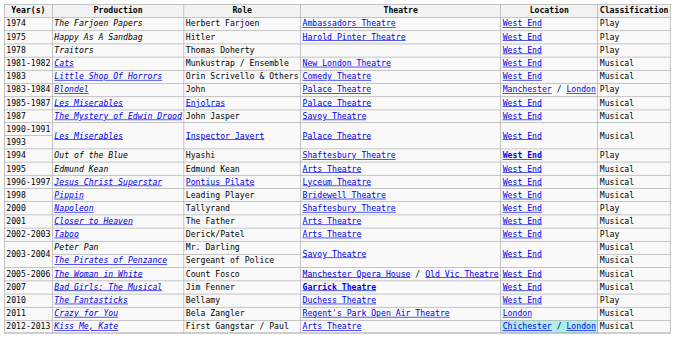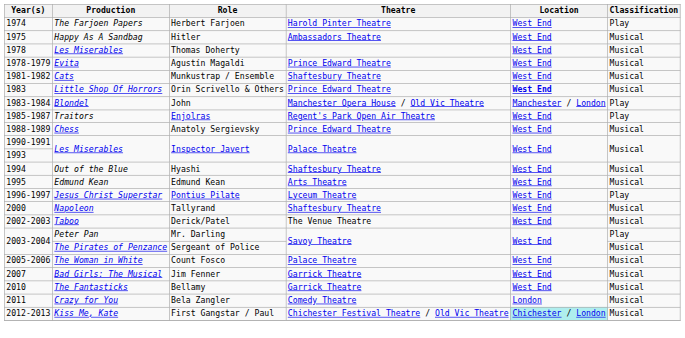(349, 24) Ambassadors Theatre -> (339, 24) Harold Pinter Theatre
(354, 38) Harold Pinter Theatre -> (334, 38) Ambassadors Theatre
(610, 38) Play -> (627, 38) Musical
(74, 51) Traitors -> (89, 51) Les Miserables
(610, 51) Play -> (627, 51) Musical
+ row: (28, 64)
(347, 64) New London Theatre -> (334, 77) Shaftesbury Theatre
(337, 77) Comedy Theatre -> (339, 90) Prince Edward Theatre
(522, 77) normal -> (532, 90) bold
(337, 90) Palace Theatre -> (386, 103) Manchester Opera House / Old Vic Theatre
(89, 103) Les Miserables -> (74, 117) Traitors
(337, 103) Palace Theatre -> (361, 117) Regent's Park Open Air Theatre
(617, 103) Musical -> (619, 117) Play
- row: (16, 117)
+ row: (28, 130)
(522, 156) bold -> (532, 169) normal
(610, 156) Play -> (627, 169) Musical
(617, 182) Musical -> (619, 195) Play
- row: (16, 195)
(610, 209) Play -> (627, 209) Musical
- row: (16, 222)
(332, 235) Arts Theatre -> (330, 222) The Venue Theatre
(610, 235) Play -> (627, 222) Musical
(617, 248) Musical -> (619, 235) Play
(401, 274) Manchester Opera House / Old Vic Theatre -> (322, 261) Palace Theatre
(339, 288) bold -> (325, 274) normal
(339, 301) Duchess Theatre -> (325, 288) Garrick Theatre
(610, 301) Play -> (627, 288) Musical
(376, 314) Regent's Park Open Air Theatre -> (322, 301) Comedy Theatre
(332, 327) Arts Theatre -> (398, 314) Chichester Festival Theatre / Old Vic Theatre
